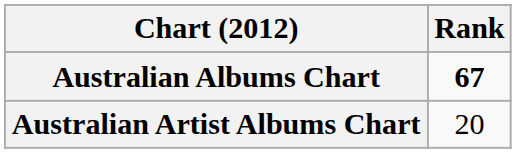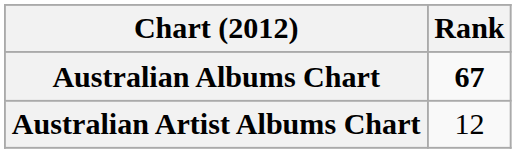(469, 123) 20 -> (469, 123) 12
